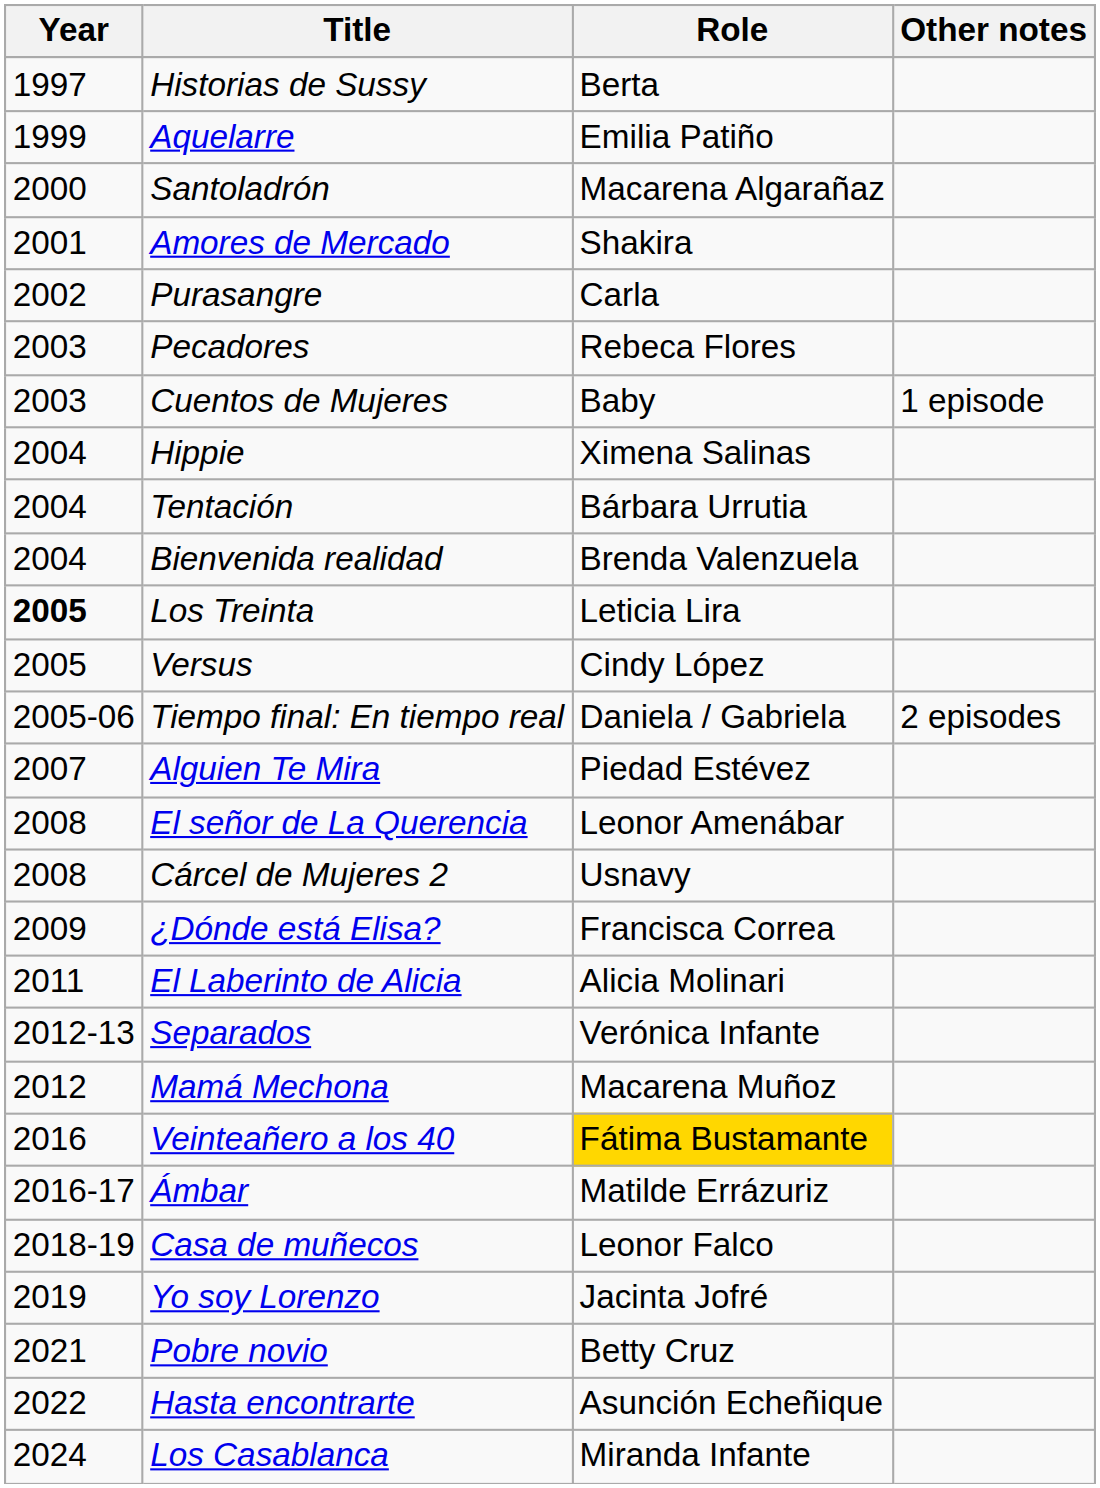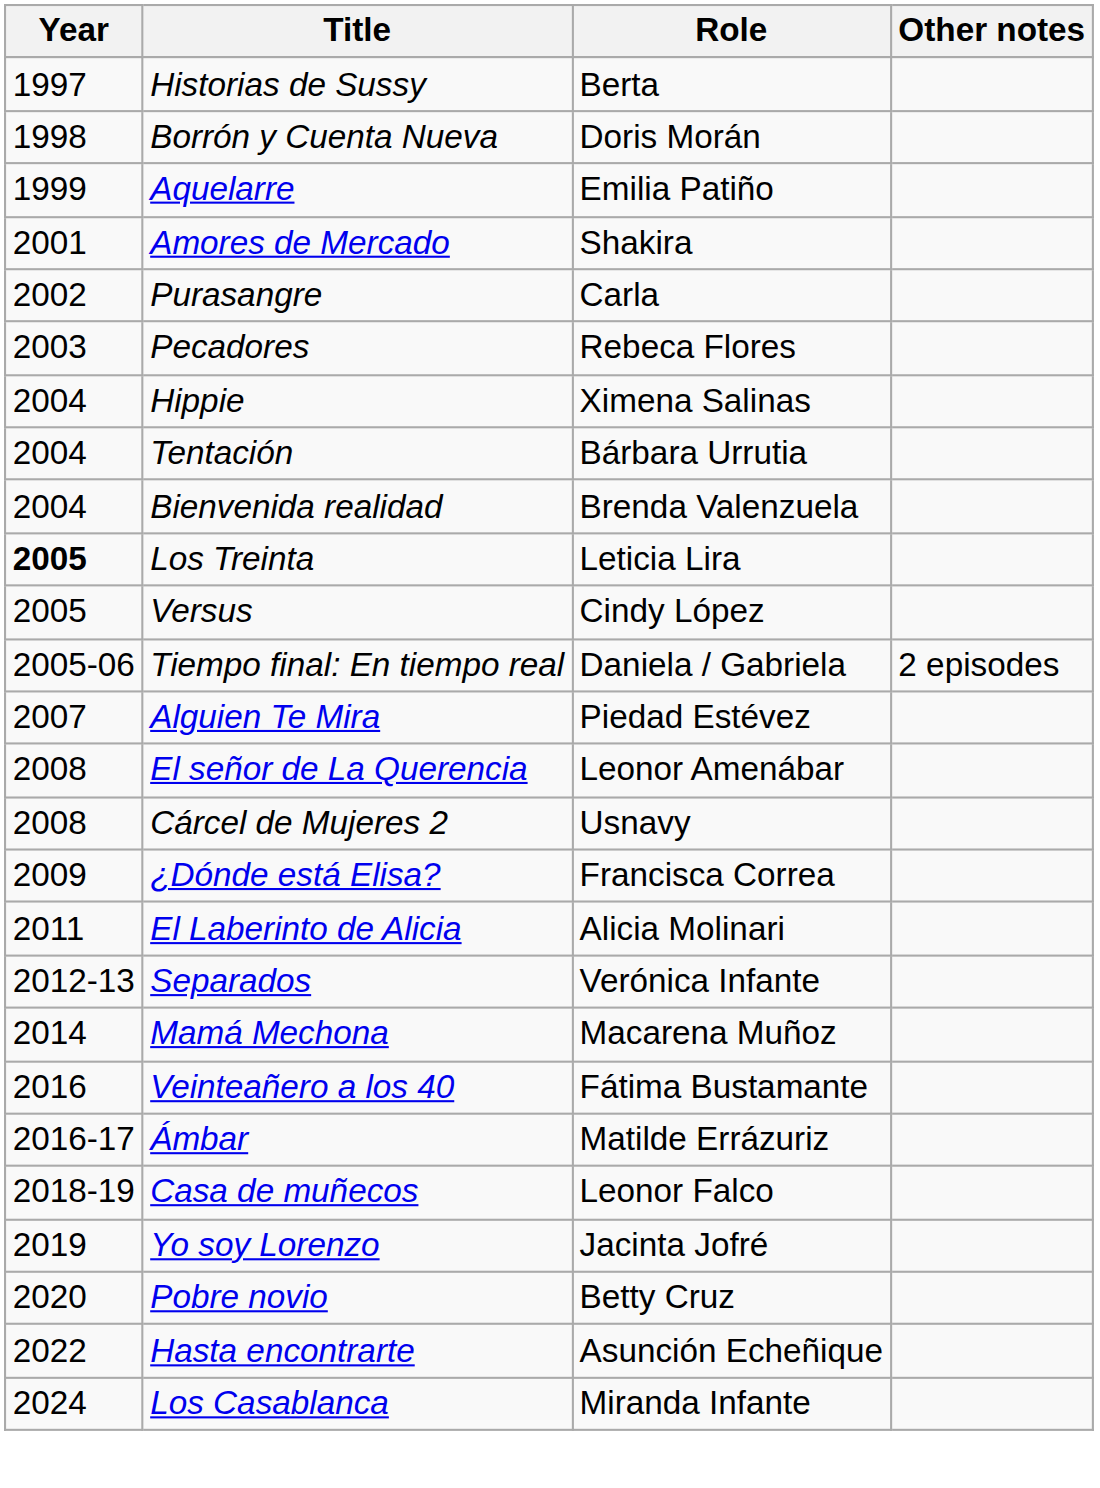+ row: (324, 136)
- row: (240, 189)
- row: (299, 400)
(50, 1086) 2012 -> (50, 1033) 2014
(724, 1139) gold background -> (724, 1086) no background
(50, 1350) 2021 -> (50, 1297) 2020
